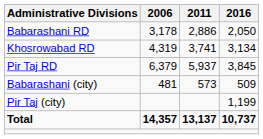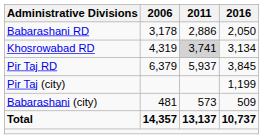(202, 48) no background -> (202, 48) lightgrey background
rows swapped: (52, 84) <-> (36, 102)
